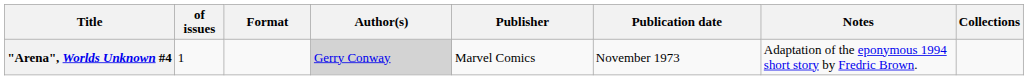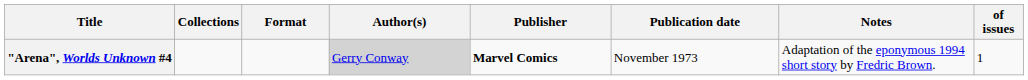columns swapped: (199, 22) <-> (989, 22)
(495, 57) normal -> (515, 57) bold
